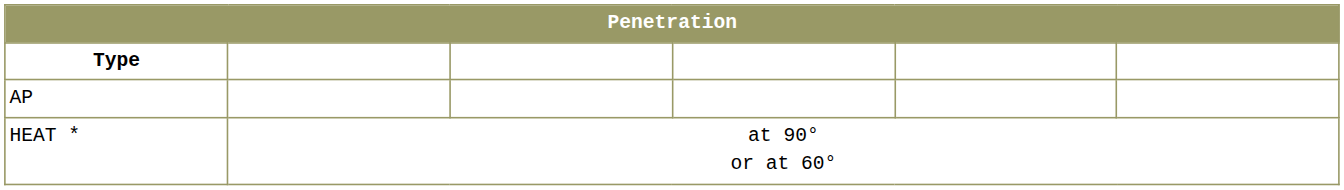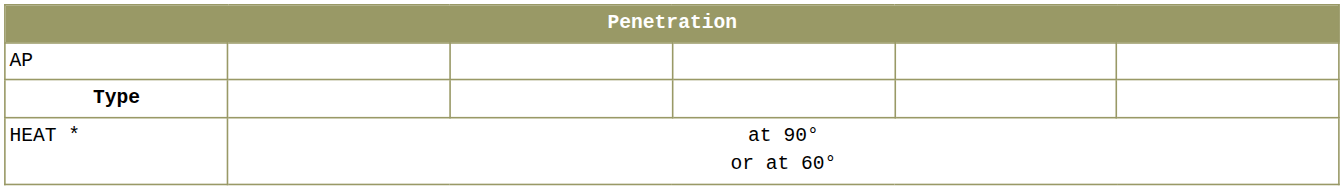rows swapped: (117, 60) <-> (21, 98)
